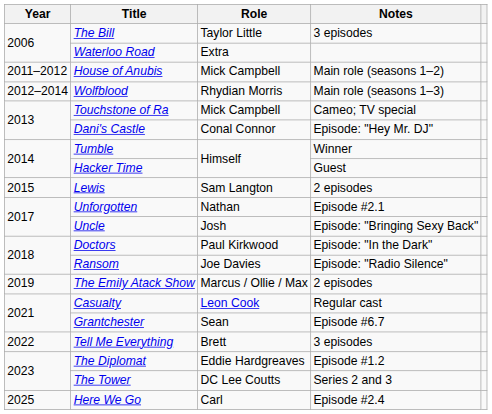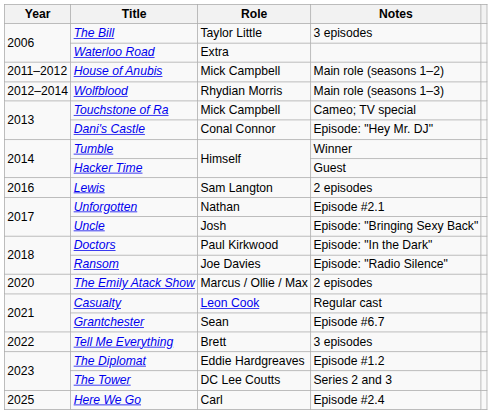(21, 187) 2015 -> (21, 187) 2016
(21, 284) 2019 -> (21, 284) 2020
